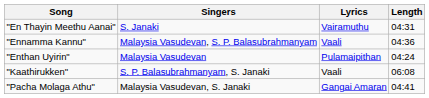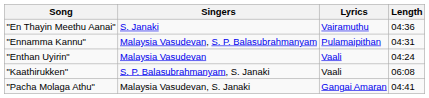(403, 27) 04:31 -> (403, 27) 04:36
(331, 42) Vaali -> (351, 42) Pulamaipithan
(403, 42) 04:36 -> (403, 42) 04:31
(351, 57) Pulamaipithan -> (331, 57) Vaali
